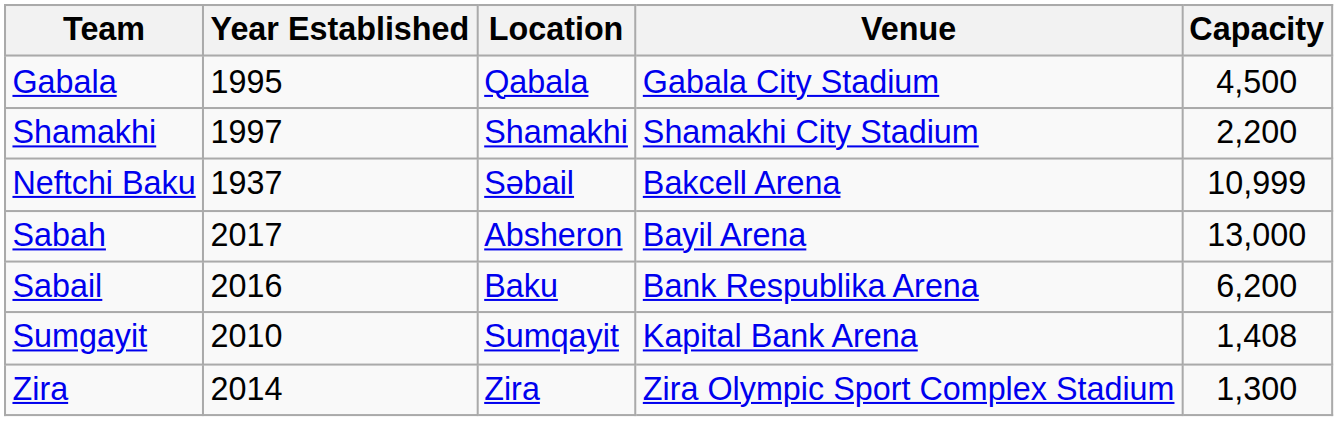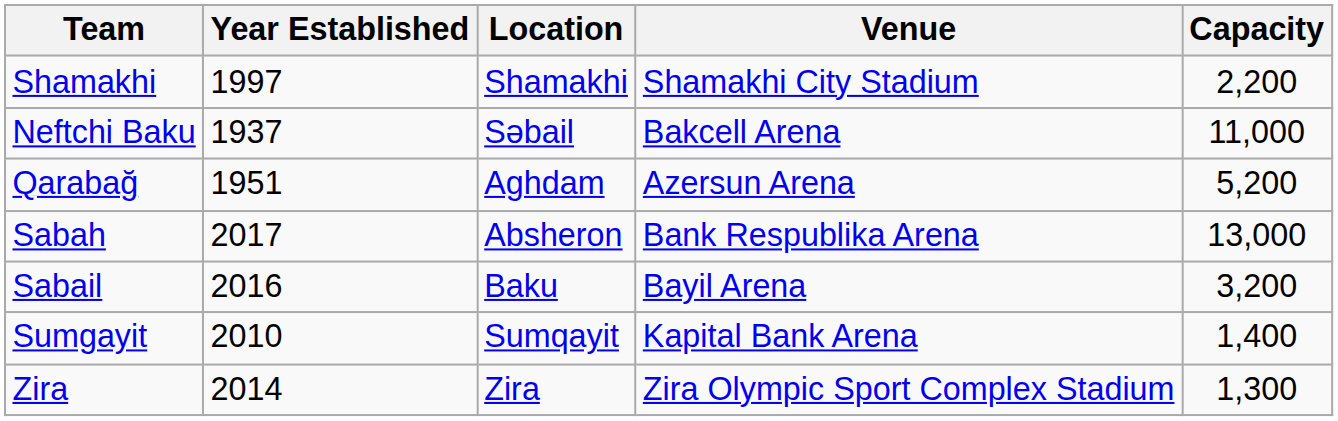- row: (65, 81)
(1257, 183) 10,999 -> (1257, 132) 11,000
+ row: (75, 183)
(725, 235) Bayil Arena -> (811, 235) Bank Respublika Arena
(811, 286) Bank Respublika Arena -> (725, 286) Bayil Arena
(1257, 286) 6,200 -> (1257, 286) 3,200
(1257, 337) 1,408 -> (1257, 337) 1,400
